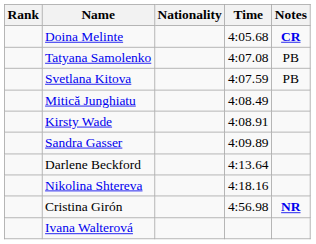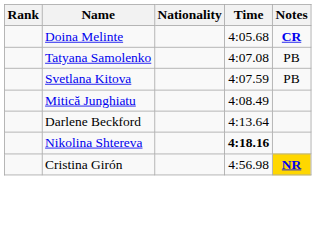- row: (79, 121)
- row: (84, 143)
(248, 185) normal -> (249, 143) bold
(291, 206) no background -> (292, 164) gold background
- row: (89, 228)
